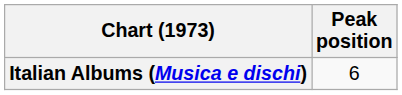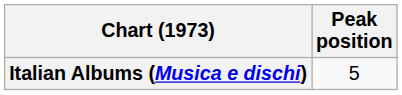(354, 73) 6 -> (354, 73) 5
